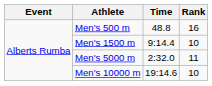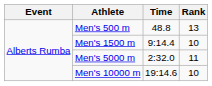(194, 28) 16 -> (194, 28) 13
